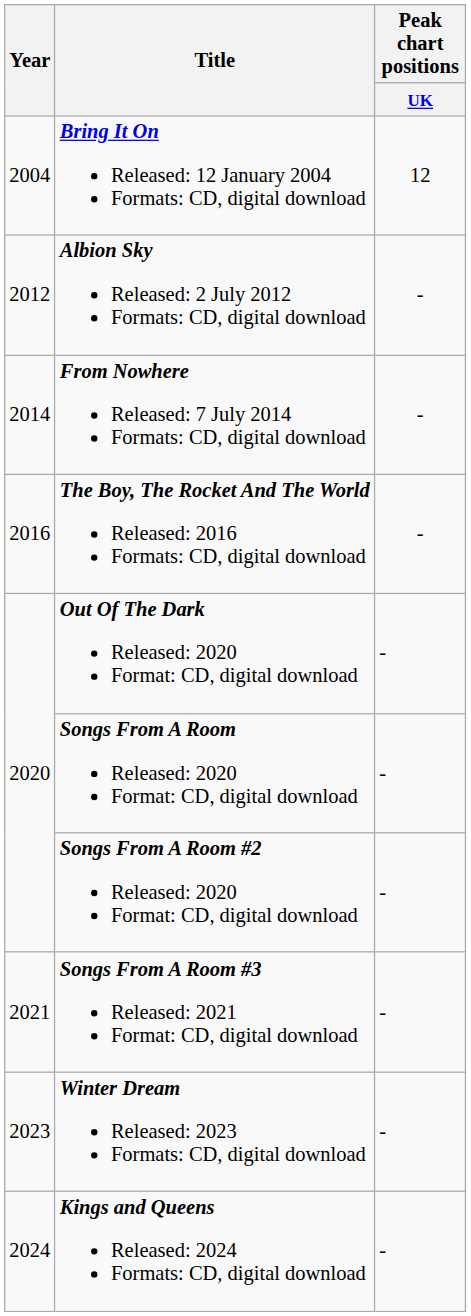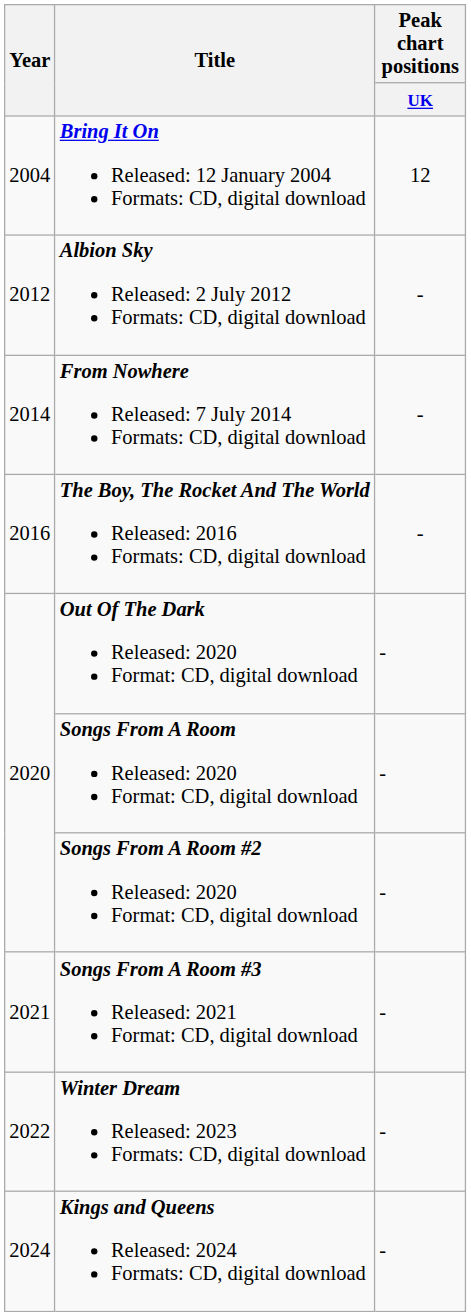(30, 1131) 2023 -> (30, 1131) 2022
